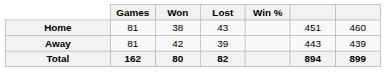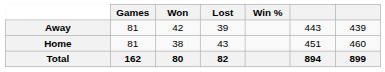rows swapped: (58, 28) <-> (58, 43)
